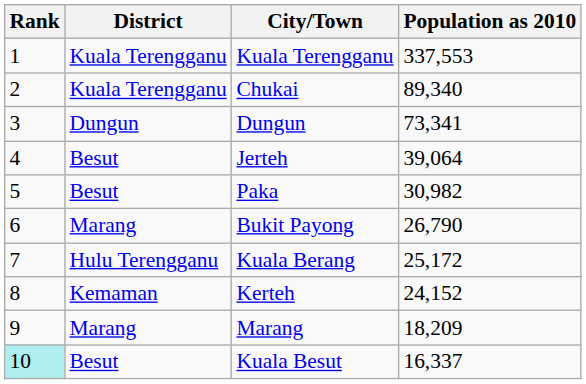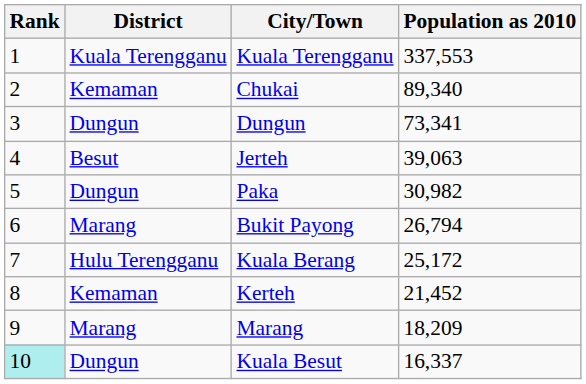(148, 89) Kuala Terengganu -> (114, 89) Kemaman
(433, 157) 39,064 -> (433, 157) 39,063
(94, 191) Besut -> (104, 191) Dungun
(433, 225) 26,790 -> (433, 225) 26,794
(433, 293) 24,152 -> (433, 293) 21,452
(94, 361) Besut -> (104, 361) Dungun
